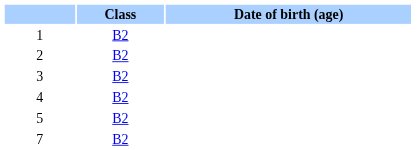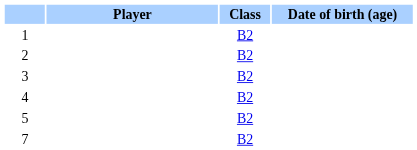+ column: (132, 14)
